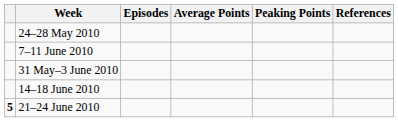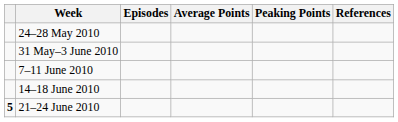rows swapped: (68, 70) <-> (56, 51)
